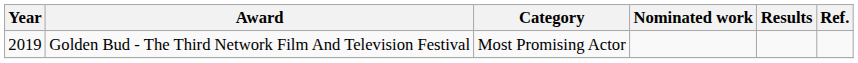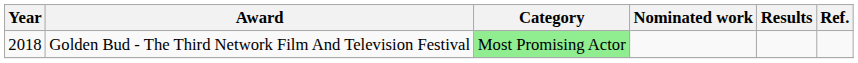(25, 44) 2019 -> (25, 44) 2018
(552, 44) no background -> (552, 44) lightgreen background
